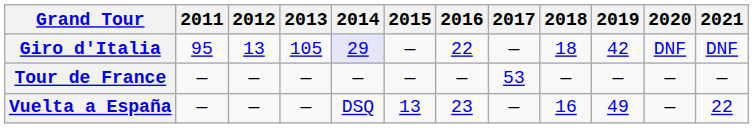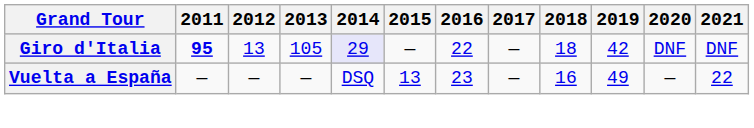(202, 49) normal -> (202, 49) bold
- row: (90, 78)
